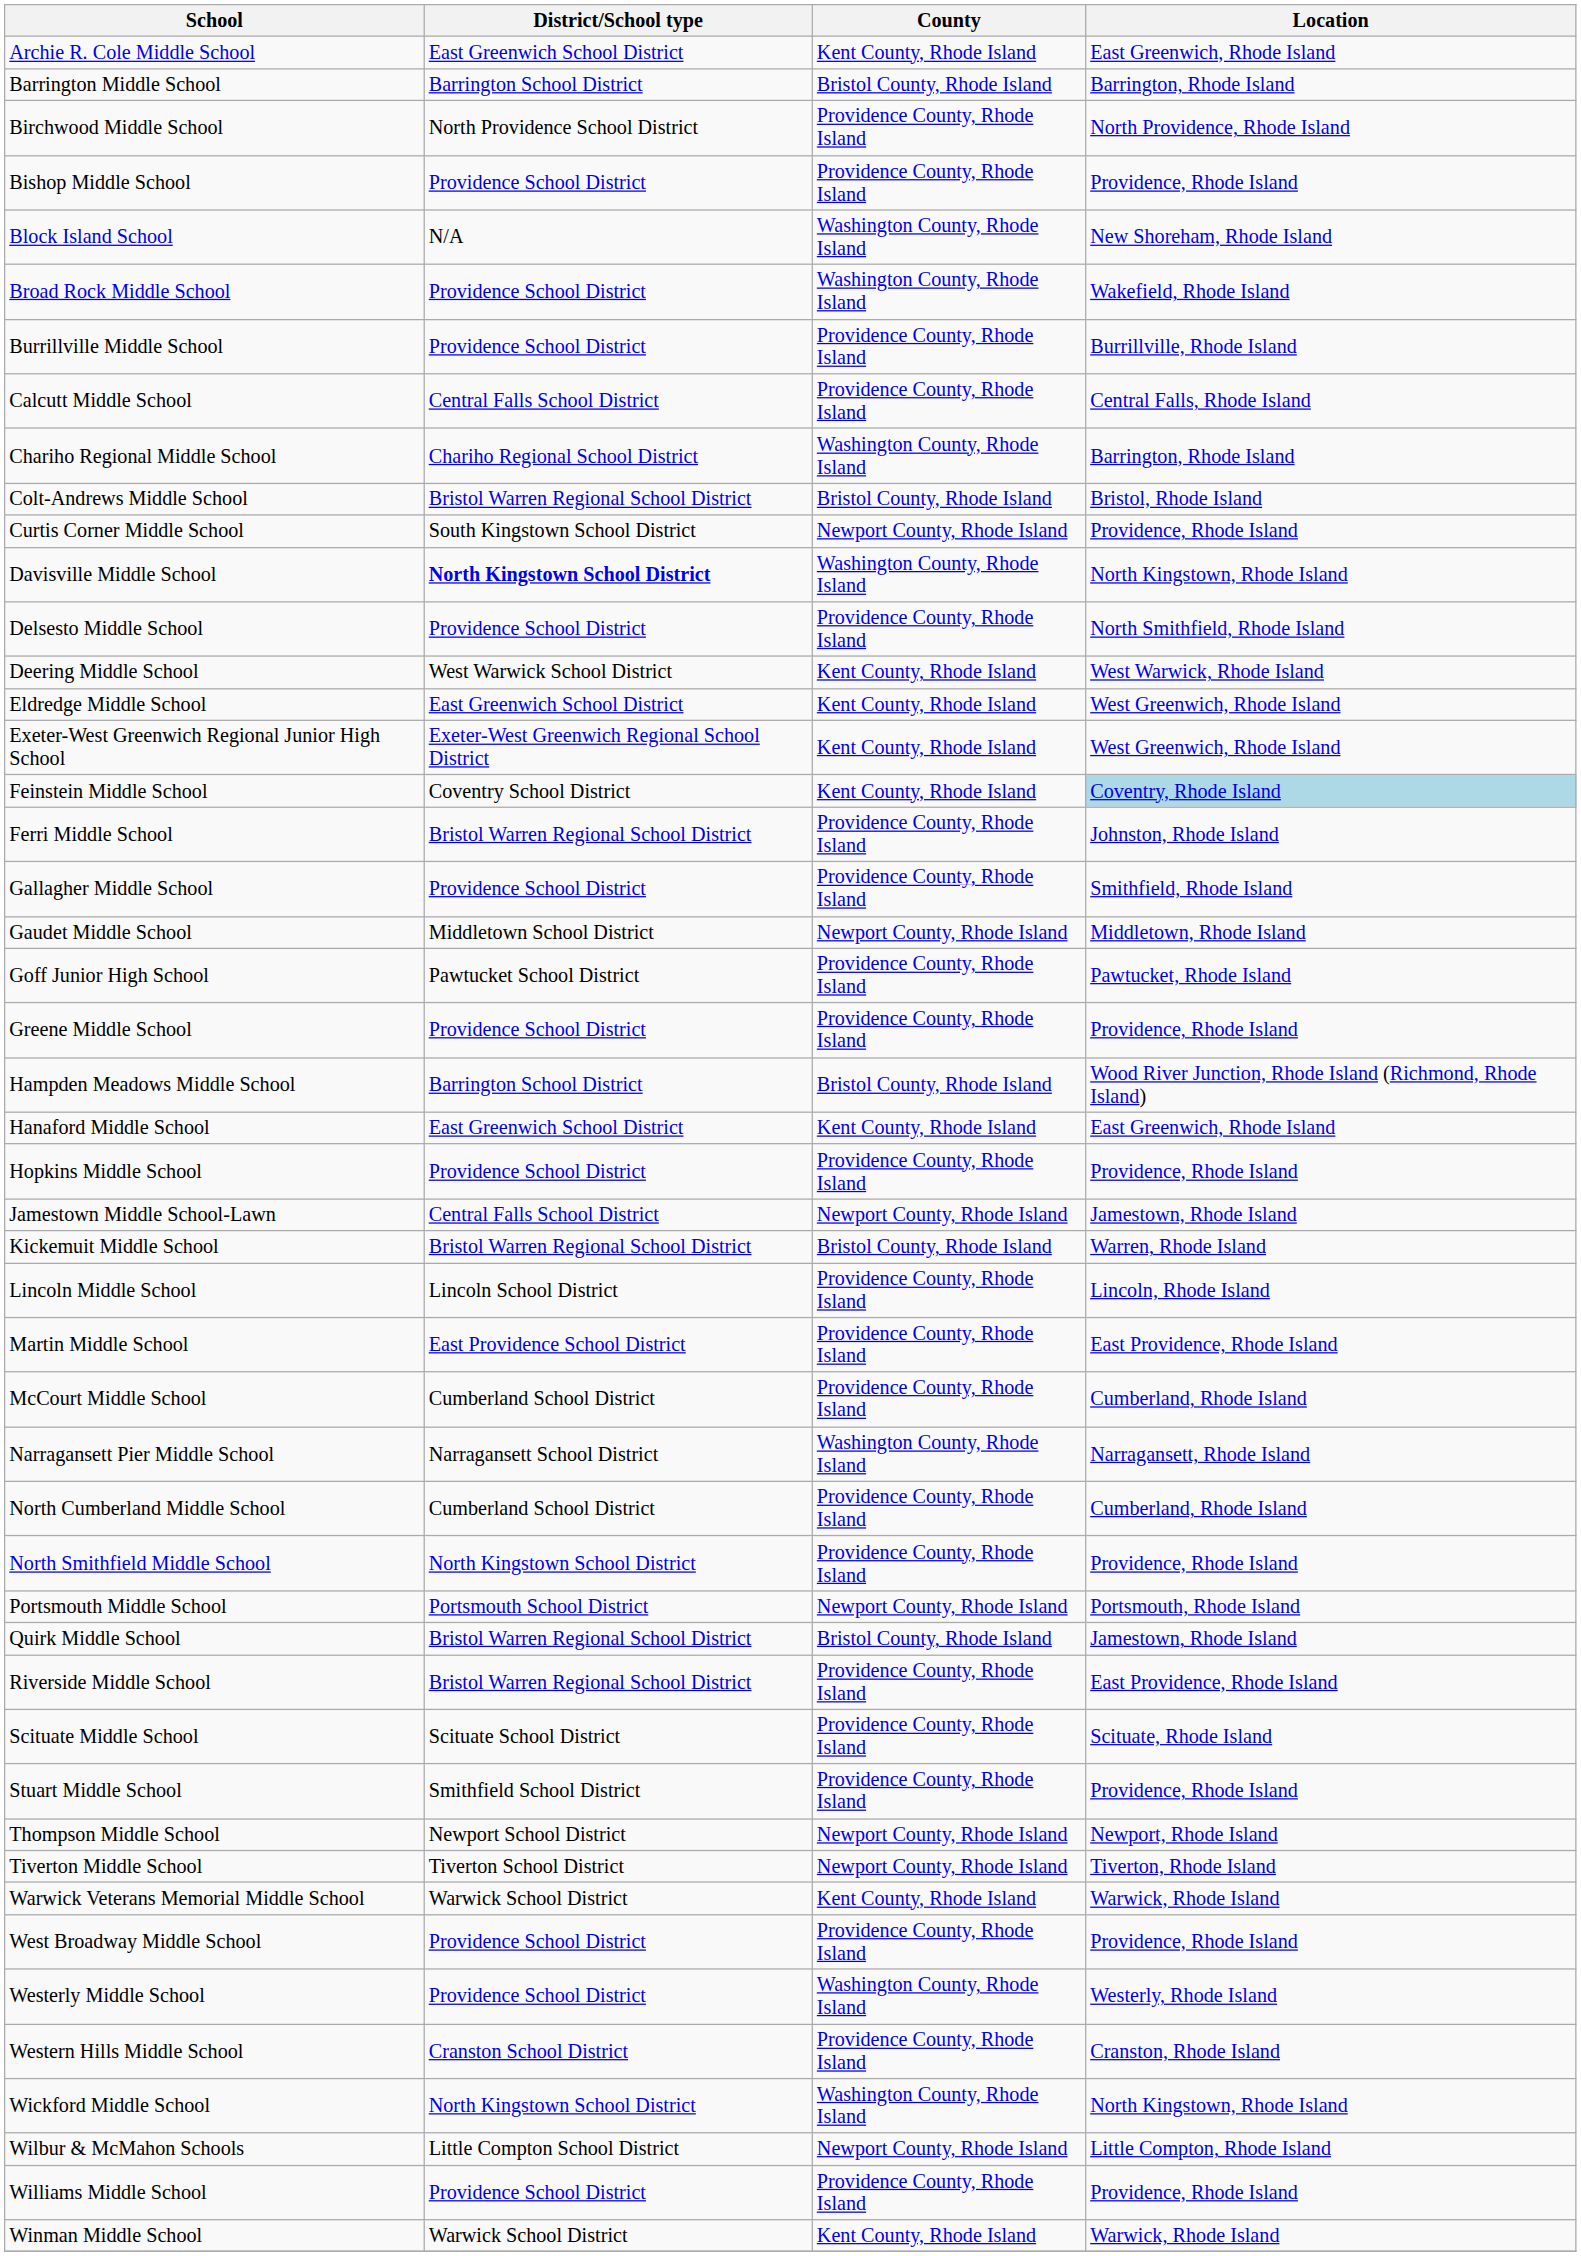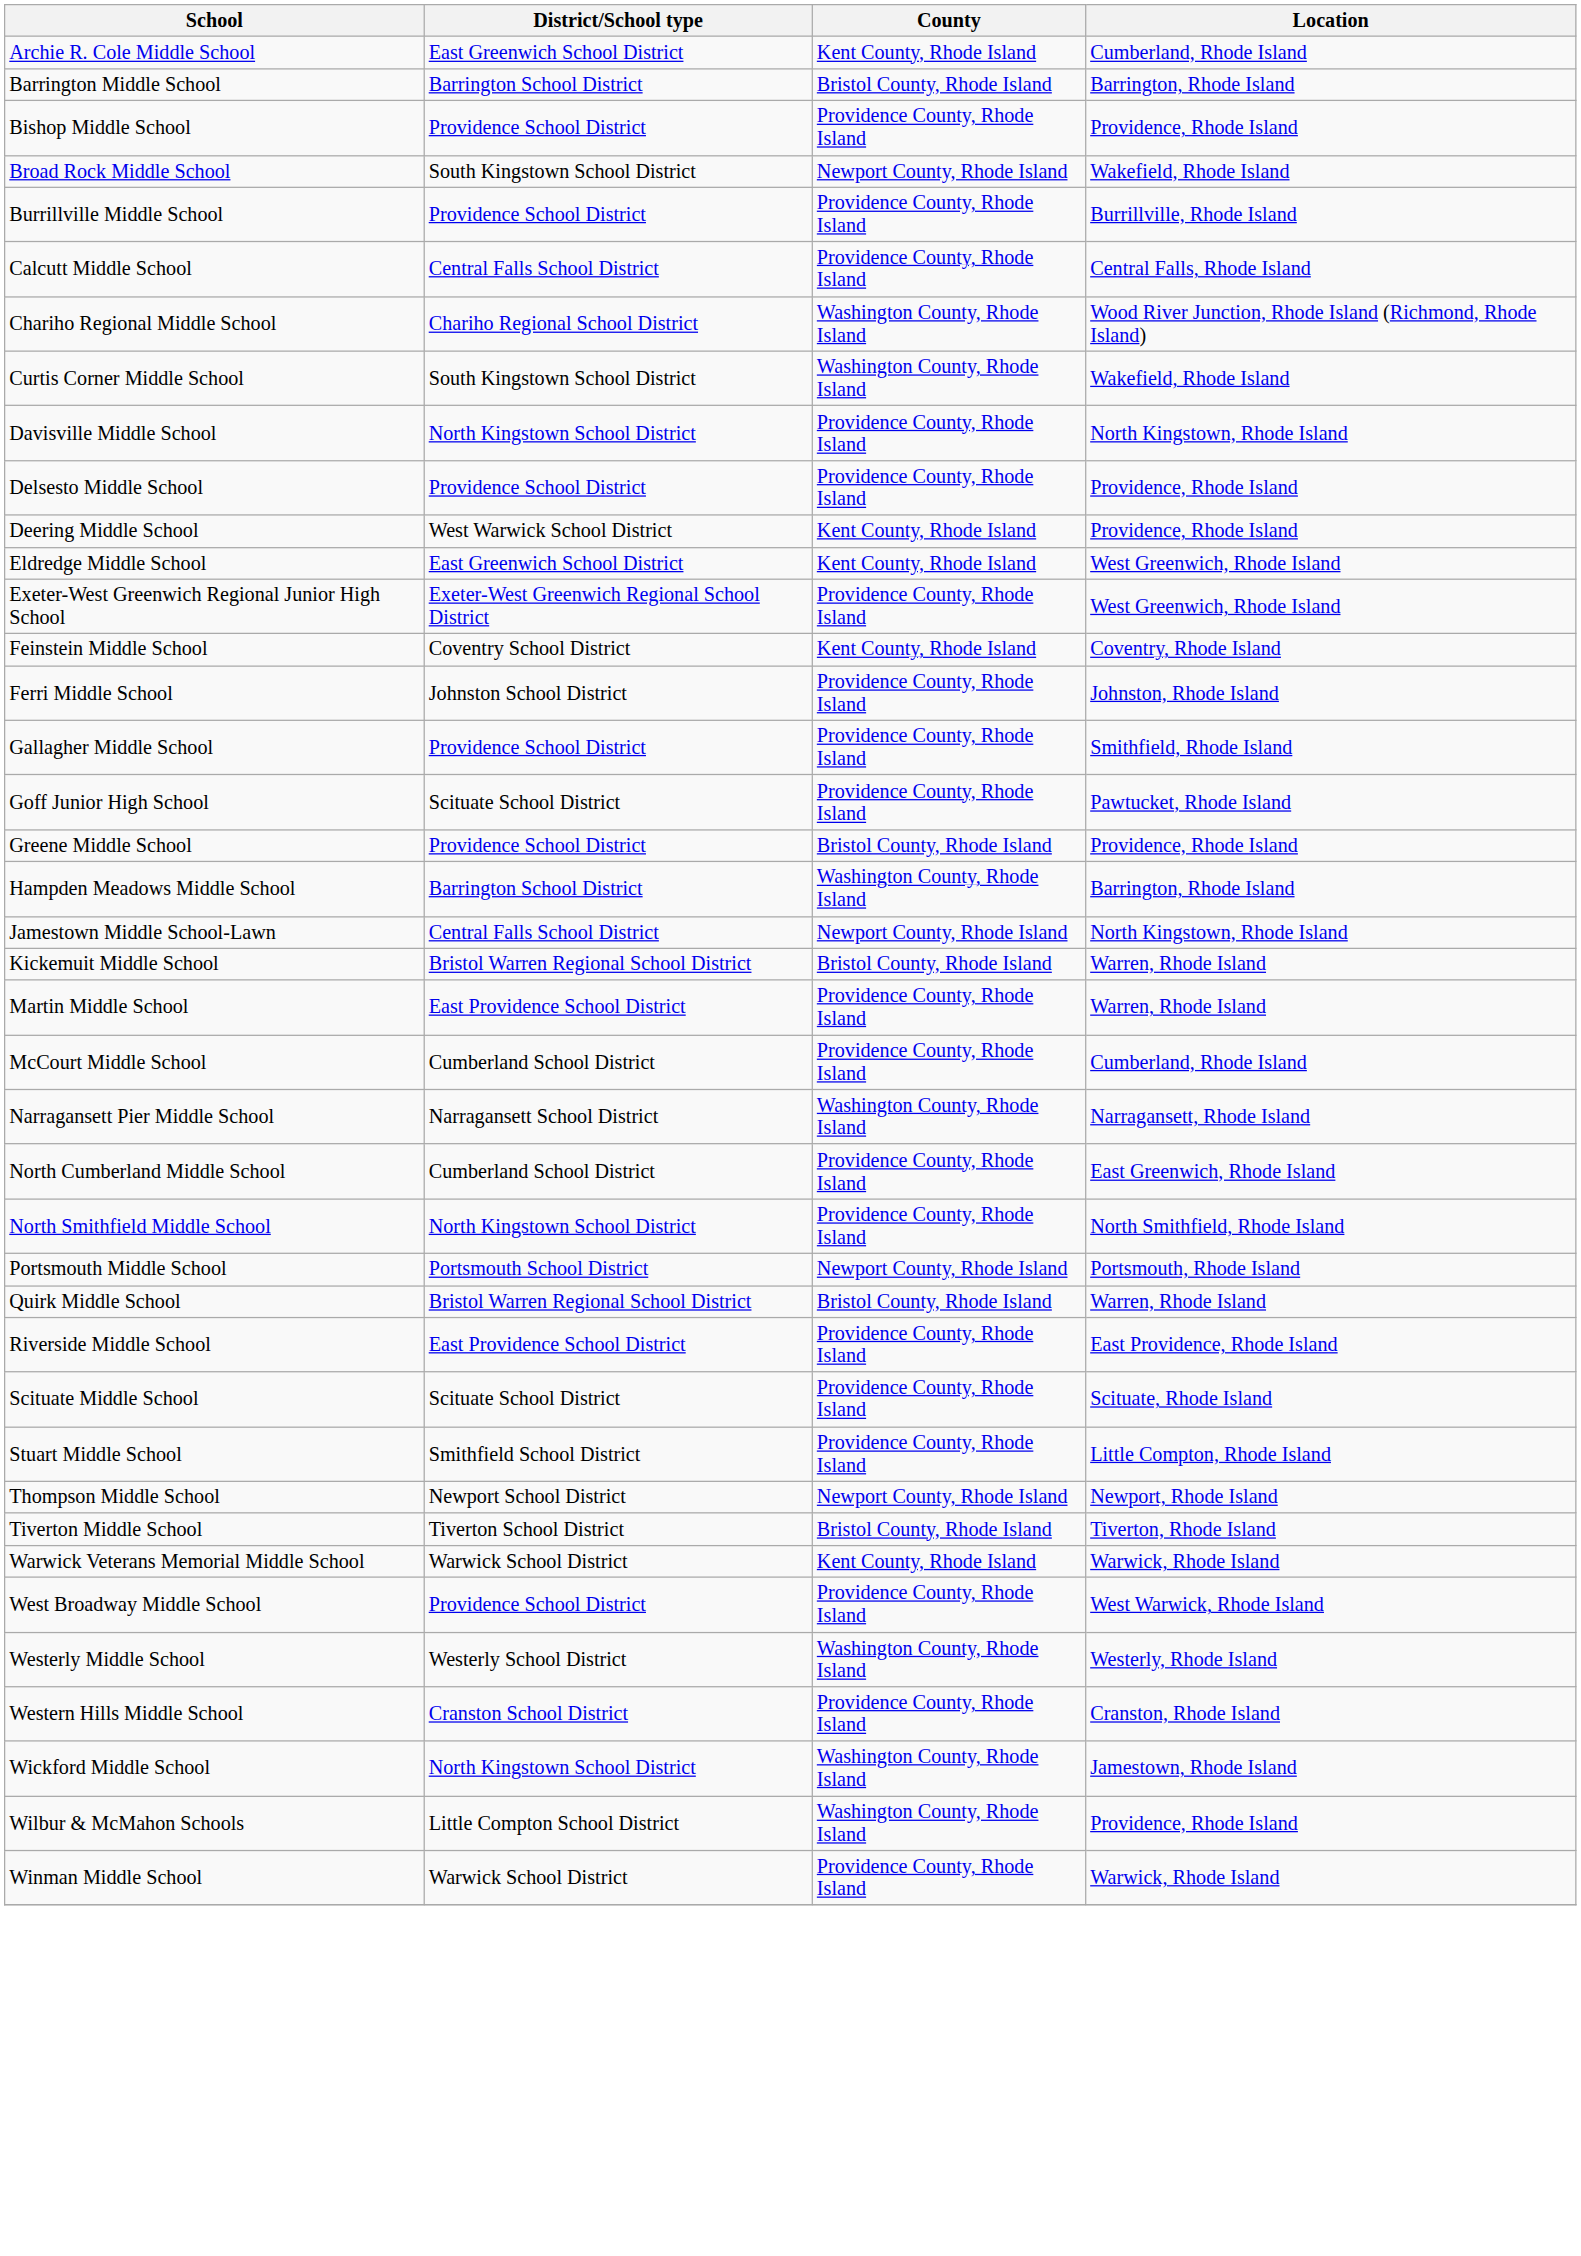(1213, 52) East Greenwich, Rhode Island -> (1199, 52) Cumberland, Rhode Island
- row: (116, 127)
- row: (91, 237)
(537, 291) Providence School District -> (562, 171) South Kingstown School District
(928, 291) Washington County, Rhode Island -> (942, 171) Newport County, Rhode Island
(1192, 455) Barrington, Rhode Island -> (1313, 323) Wood River Junction, Rhode Island (Richmond, Rhode Island)
- row: (129, 498)
(942, 530) Newport County, Rhode Island -> (928, 378) Washington County, Rhode Island
(1194, 530) Providence, Rhode Island -> (1190, 378) Wakefield, Rhode Island
(570, 574) bold -> (562, 432) normal
(928, 574) Washington County, Rhode Island -> (925, 432) Providence County, Rhode Island
(1217, 628) North Smithfield, Rhode Island -> (1194, 487) Providence, Rhode Island
(1207, 672) West Warwick, Rhode Island -> (1194, 530) Providence, Rhode Island
(926, 747) Kent County, Rhode Island -> (925, 606) Providence County, Rhode Island
(1186, 790) lightblue background -> (1186, 649) no background
(590, 834) Bristol Warren Regional School District -> (528, 692) Johnston School District
- row: (101, 932)
(534, 975) Pawtucket School District -> (524, 802) Scituate School District
(925, 1030) Providence County, Rhode Island -> (934, 845) Bristol County, Rhode Island
(934, 1084) Bristol County, Rhode Island -> (928, 888) Washington County, Rhode Island
(1313, 1084) Wood River Junction, Rhode Island (Richmond, Rhode Island) -> (1192, 888) Barrington, Rhode Island
- row: (109, 1128)
- row: (106, 1171)
(1193, 1214) Jamestown, Rhode Island -> (1219, 932) North Kingstown, Rhode Island
- row: (103, 1289)
(1214, 1344) East Providence, Rhode Island -> (1178, 1007) Warren, Rhode Island
(1199, 1508) Cumberland, Rhode Island -> (1213, 1171) East Greenwich, Rhode Island
(1194, 1563) Providence, Rhode Island -> (1217, 1225) North Smithfield, Rhode Island
(1193, 1638) Jamestown, Rhode Island -> (1178, 1301) Warren, Rhode Island
(590, 1681) Bristol Warren Regional School District -> (557, 1344) East Providence School District
(1194, 1791) Providence, Rhode Island -> (1211, 1453) Little Compton, Rhode Island
(942, 1866) Newport County, Rhode Island -> (934, 1529) Bristol County, Rhode Island
(1194, 1941) Providence, Rhode Island -> (1207, 1604) West Warwick, Rhode Island
(537, 1996) Providence School District -> (528, 1659) Westerly School District
(1219, 2105) North Kingstown, Rhode Island -> (1193, 1768) Jamestown, Rhode Island
(942, 2148) Newport County, Rhode Island -> (928, 1823) Washington County, Rhode Island
(1211, 2148) Little Compton, Rhode Island -> (1194, 1823) Providence, Rhode Island
- row: (108, 2192)
(926, 2235) Kent County, Rhode Island -> (925, 1877) Providence County, Rhode Island
